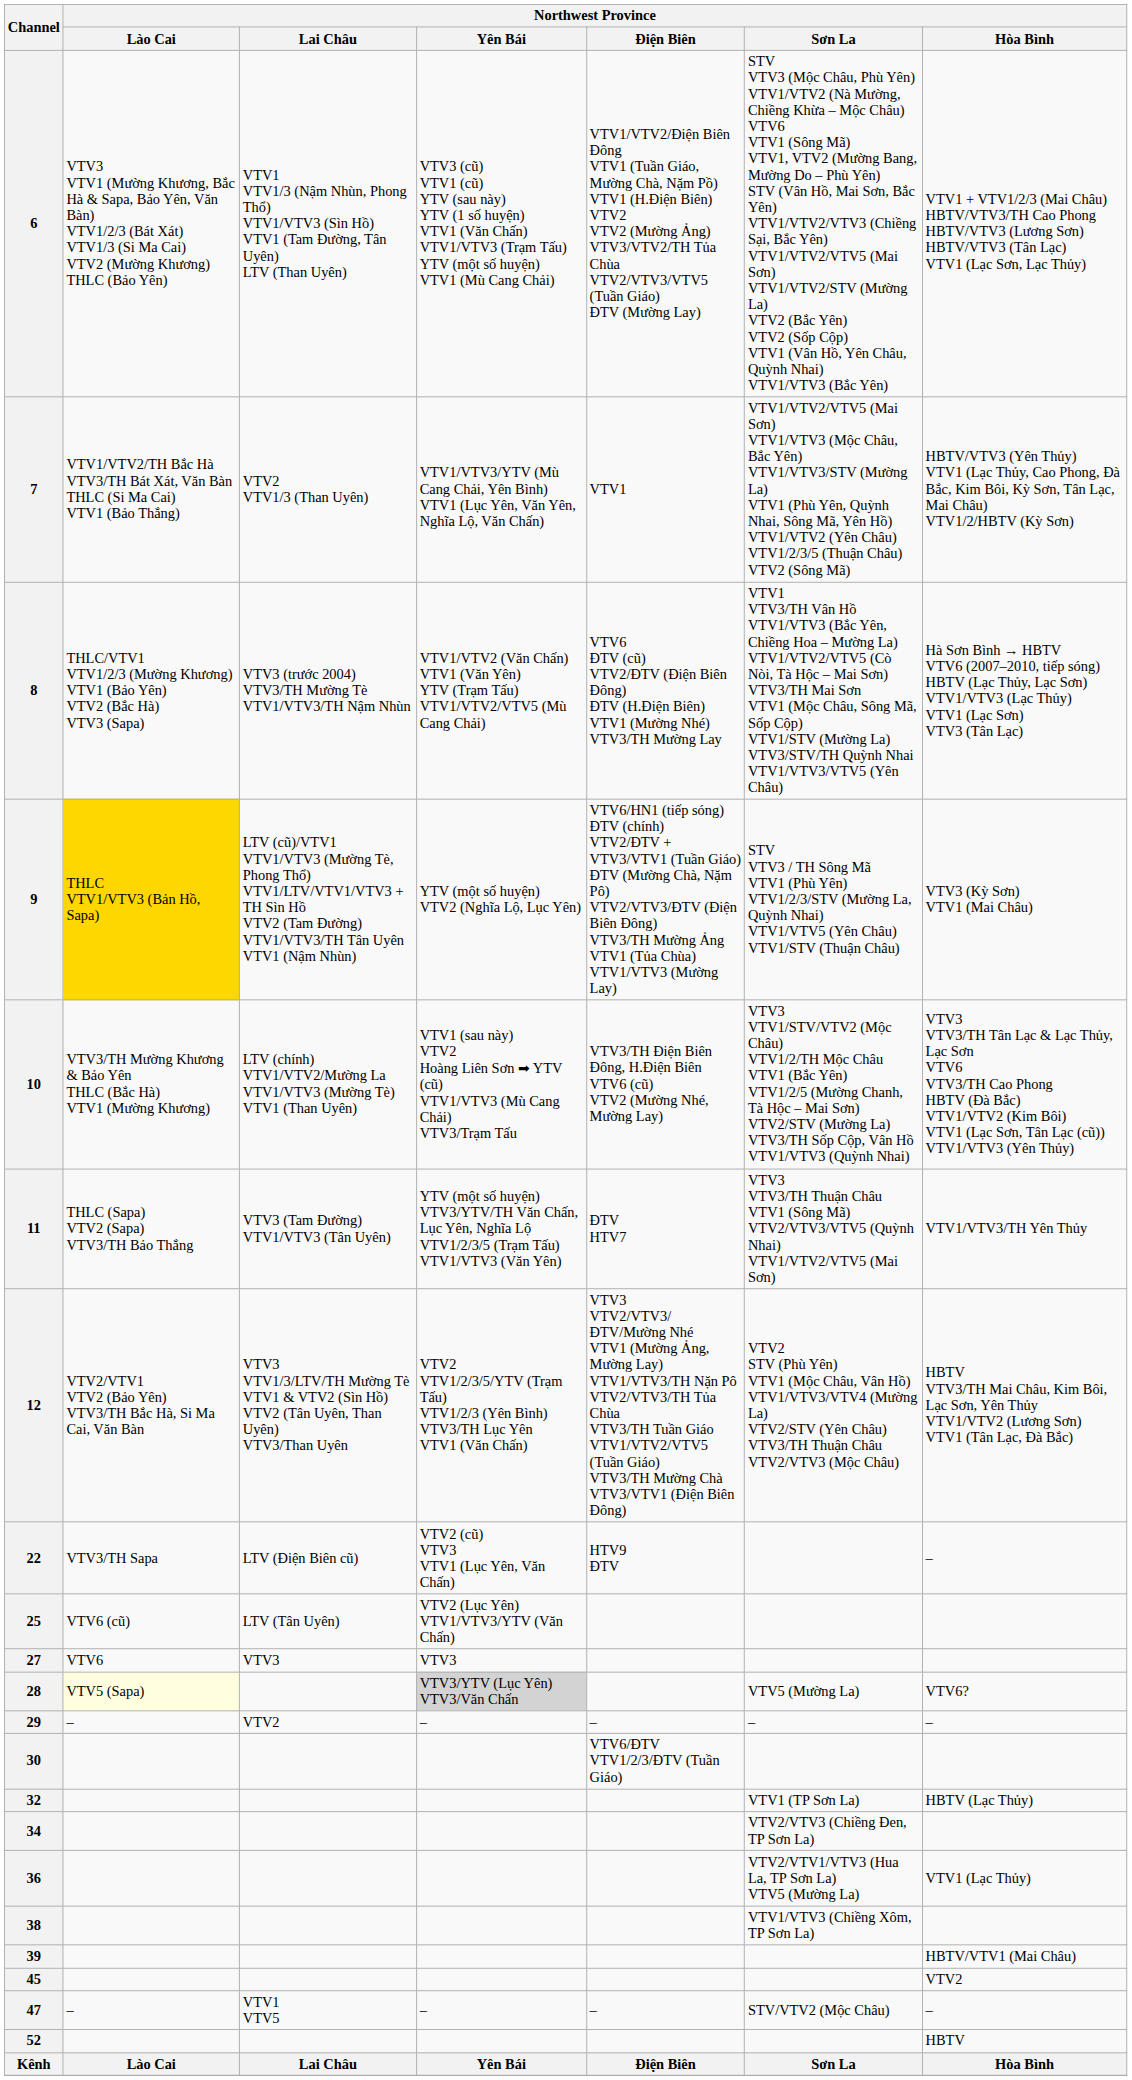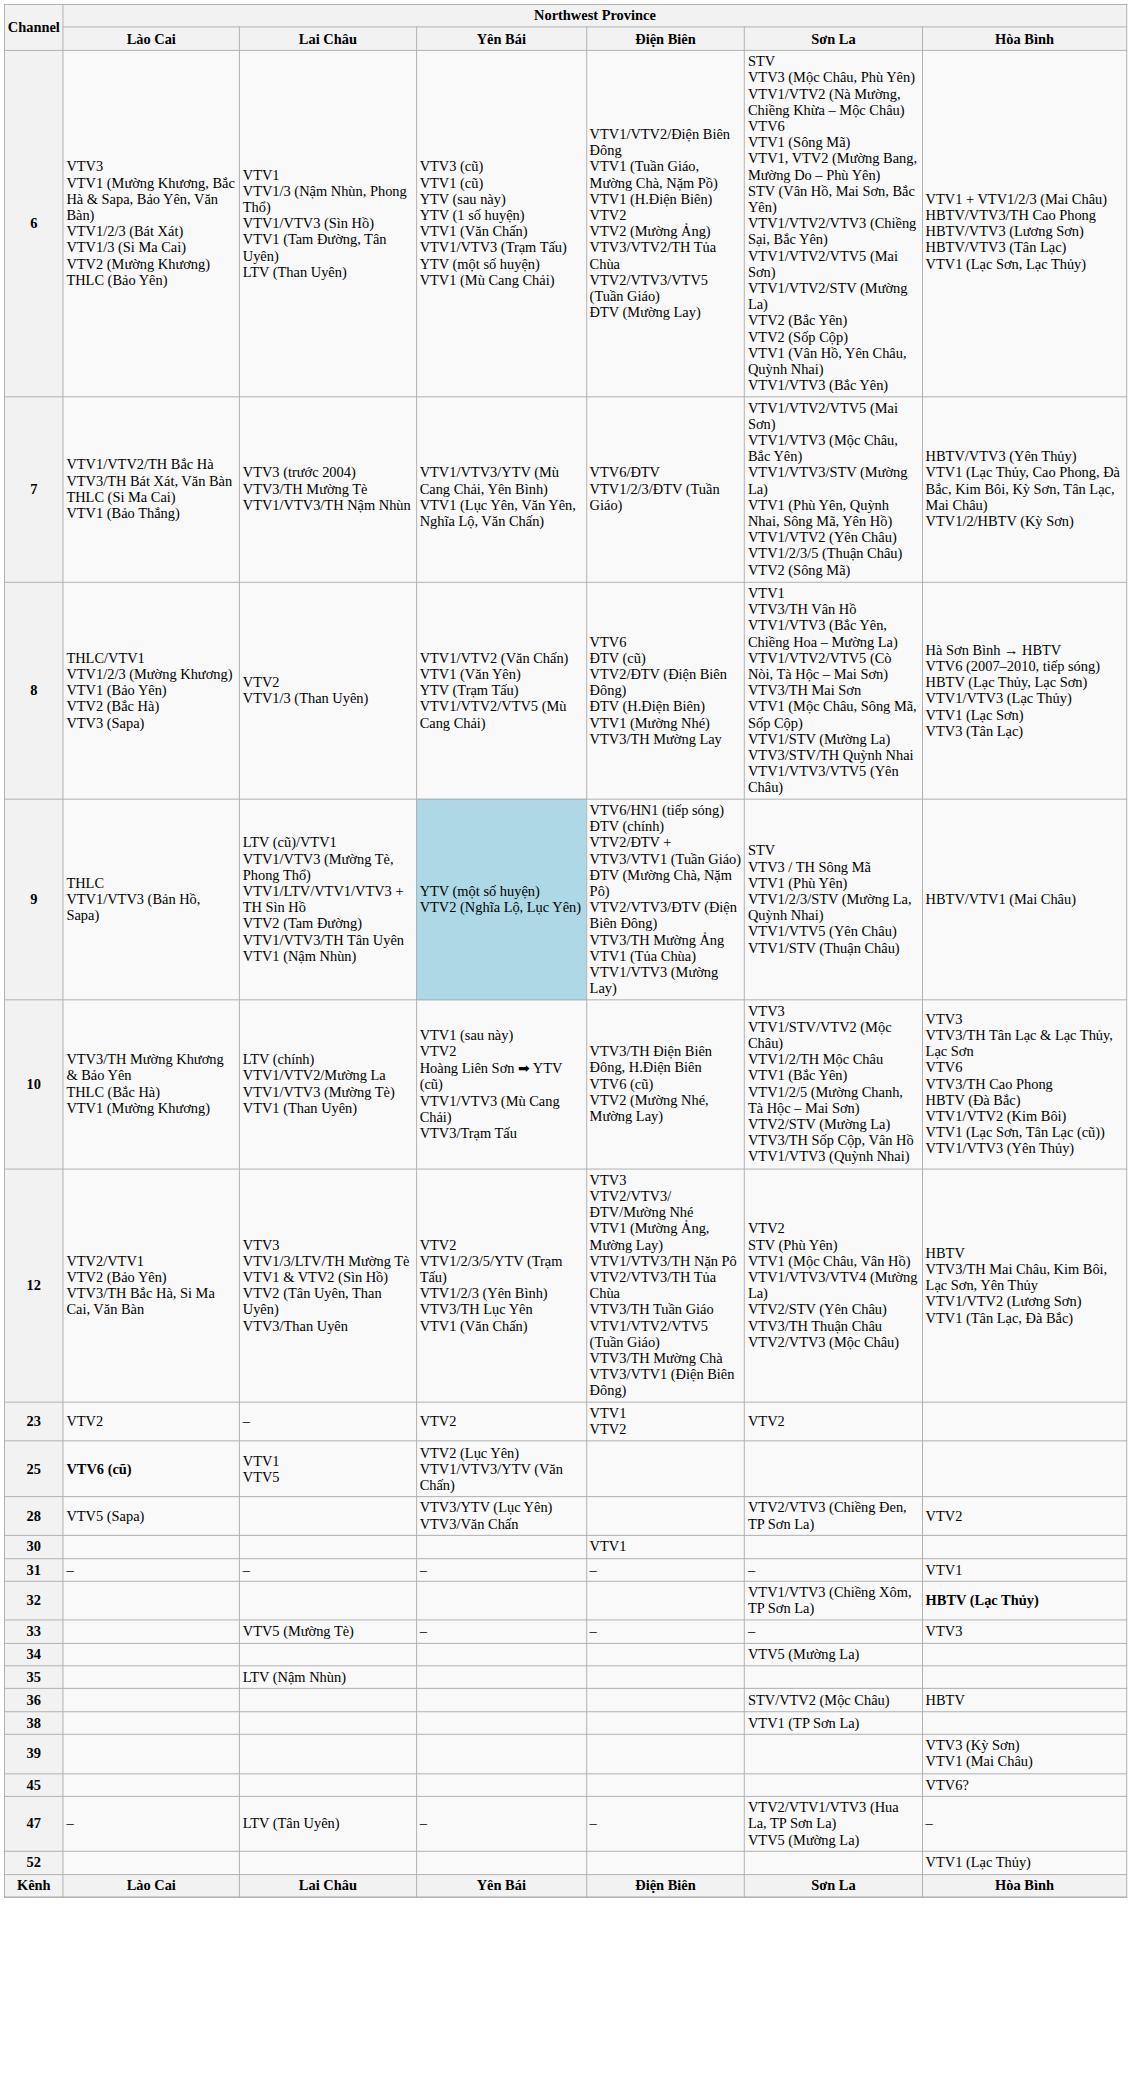(306, 489) VTV2 VTV1/3 (Than Uyên) -> (327, 489) VTV3 (trước 2004) VTV3/TH Mường Tè VTV1/VTV3/TH Nậm Nhùn
(608, 489) VTV1 -> (655, 489) VTV6/ĐTV VTV1/2/3/ĐTV (Tuần Giáo)
(327, 690) VTV3 (trước 2004) VTV3/TH Mường Tè VTV1/VTV3/TH Nậm Nhùn -> (306, 690) VTV2 VTV1/3 (Than Uyên)
(133, 899) gold background -> (133, 899) no background
(500, 899) no background -> (500, 899) lightblue background
(979, 899) VTV3 (Kỳ Sơn) VTV1 (Mai Châu) -> (1001, 899) HBTV/VTV1 (Mai Châu)
- row: (34, 1228)
- row: (34, 1557)
+ row: (34, 1421)
(98, 1621) normal -> (99, 1468) bold
(291, 1621) LTV (Tân Uyên) -> (261, 1468) VTV1 VTV5
- row: (34, 1660)
(105, 1691) lightyellow background -> (105, 1515) no background
(486, 1691) lightgrey background -> (486, 1515) no background
(804, 1691) VTV5 (Mường La) -> (827, 1515) VTV2/VTV3 (Chiềng Đen, TP Sơn La)
(947, 1691) VTV6? -> (944, 1515) VTV2
- row: (34, 1722)
(655, 1761) VTV6/ĐTV VTV1/2/3/ĐTV (Tuần Giáo) -> (608, 1546) VTV1
+ row: (34, 1569)
(804, 1800) VTV1 (TP Sơn La) -> (830, 1600) VTV1/VTV3 (Chiềng Xôm, TP Sơn La)
(979, 1800) normal -> (982, 1600) bold
+ row: (34, 1631)
(827, 1831) VTV2/VTV3 (Chiềng Đen, TP Sơn La) -> (804, 1654) VTV5 (Mường La)
+ row: (34, 1677)
(823, 1878) VTV2/VTV1/VTV3 (Hua La, TP Sơn La) VTV5 (Mường La) -> (819, 1700) STV/VTV2 (Mộc Châu)
(978, 1878) VTV1 (Lạc Thủy) -> (945, 1700) HBTV
(830, 1925) VTV1/VTV3 (Chiềng Xôm, TP Sơn La) -> (804, 1722) VTV1 (TP Sơn La)
(1001, 1956) HBTV/VTV1 (Mai Châu) -> (979, 1753) VTV3 (Kỳ Sơn) VTV1 (Mai Châu)
(944, 1979) VTV2 -> (947, 1784) VTV6?
(261, 2010) VTV1 VTV5 -> (291, 1823) LTV (Tân Uyên)
(819, 2010) STV/VTV2 (Mộc Châu) -> (823, 1823) VTV2/VTV1/VTV3 (Hua La, TP Sơn La) VTV5 (Mường La)
(945, 2041) HBTV -> (978, 1862) VTV1 (Lạc Thủy)
